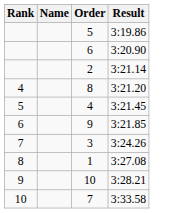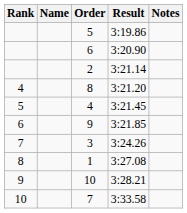+ column: (166, 13)
